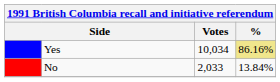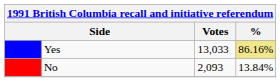(213, 49) 10,034 -> (213, 49) 13,033
(210, 67) 2,033 -> (210, 67) 2,093
